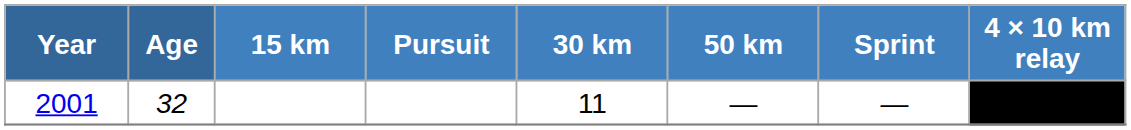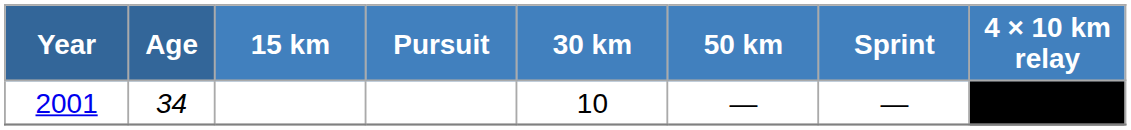(172, 103) 32 -> (172, 103) 34
(592, 103) 11 -> (592, 103) 10
